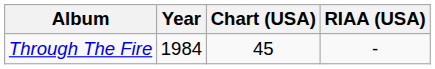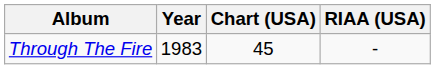(181, 48) 1984 -> (181, 48) 1983
